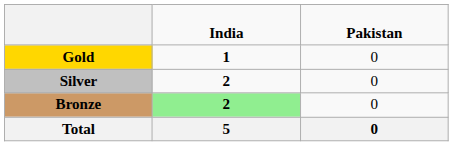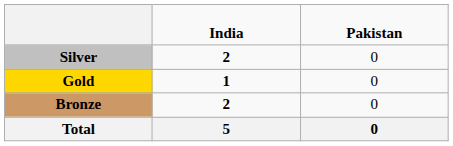rows swapped: (78, 57) <-> (78, 81)
(226, 104) lightgreen background -> (226, 104) no background
